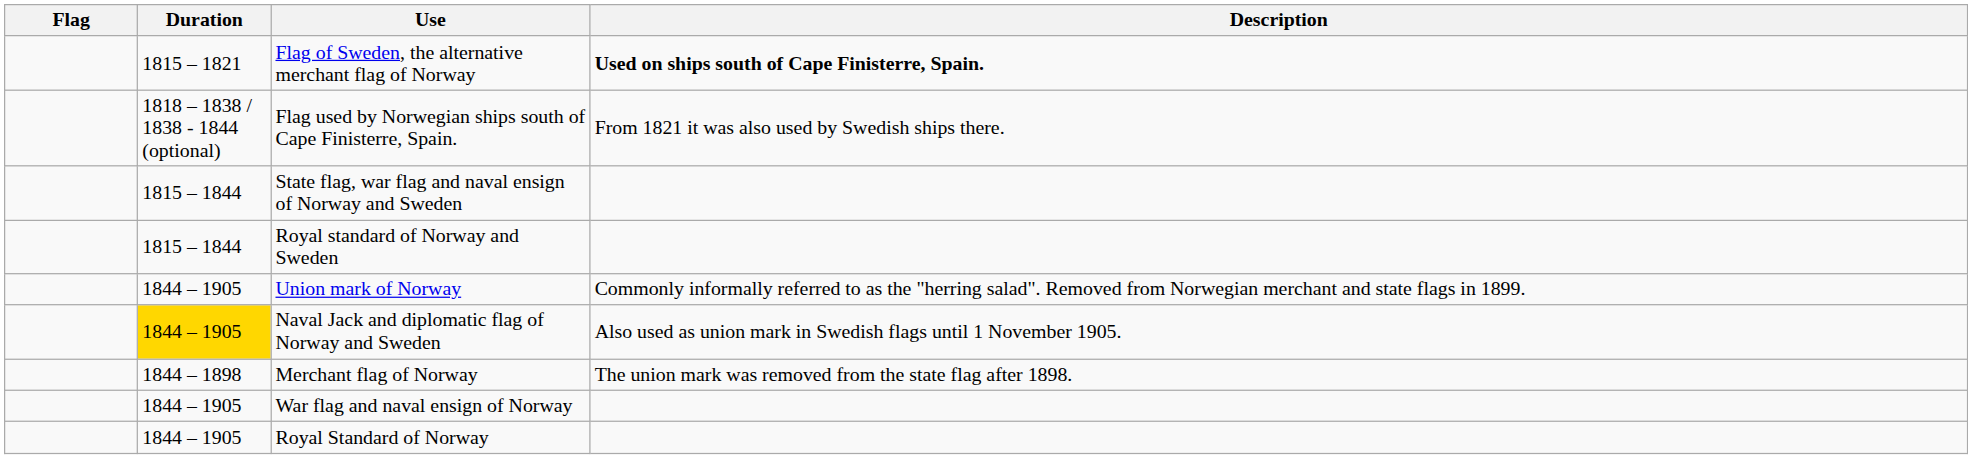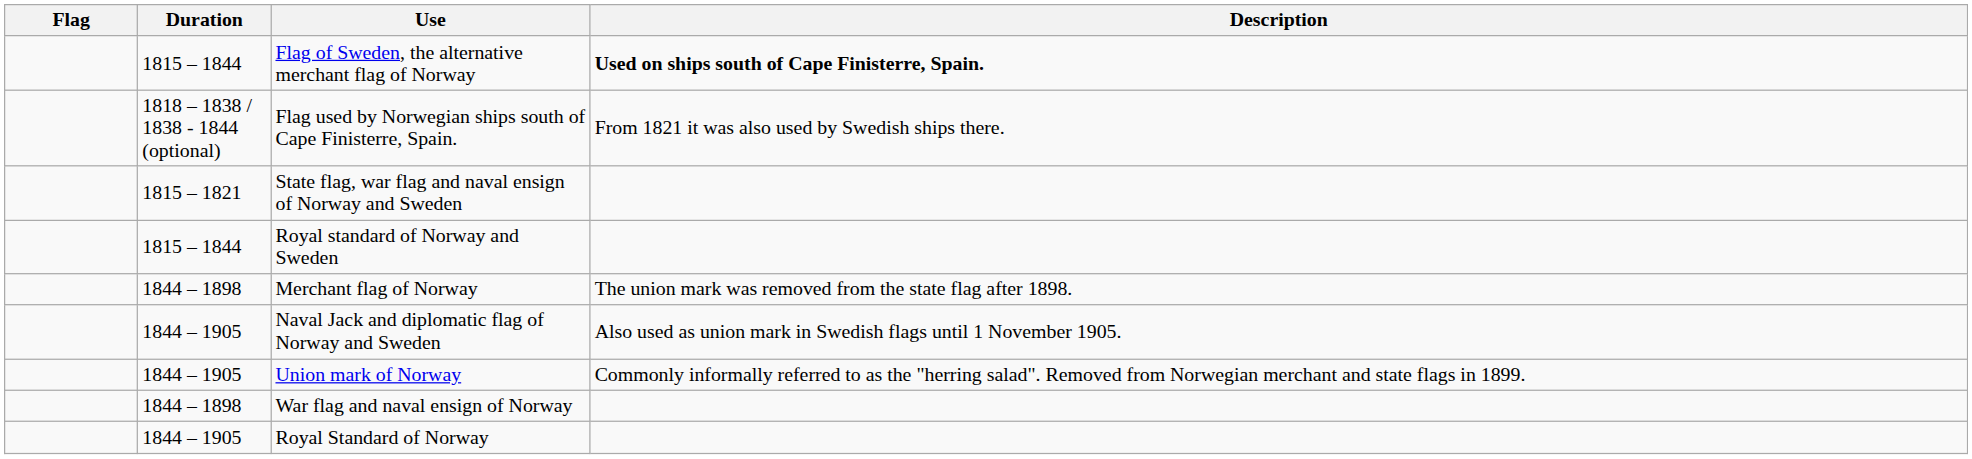(192, 62) 1815 – 1821 -> (192, 62) 1815 – 1844
(192, 192) 1815 – 1844 -> (192, 192) 1815 – 1821
rows swapped: (368, 289) <-> (377, 374)
(192, 331) gold background -> (192, 331) no background
(192, 405) 1844 – 1905 -> (192, 405) 1844 – 1898
